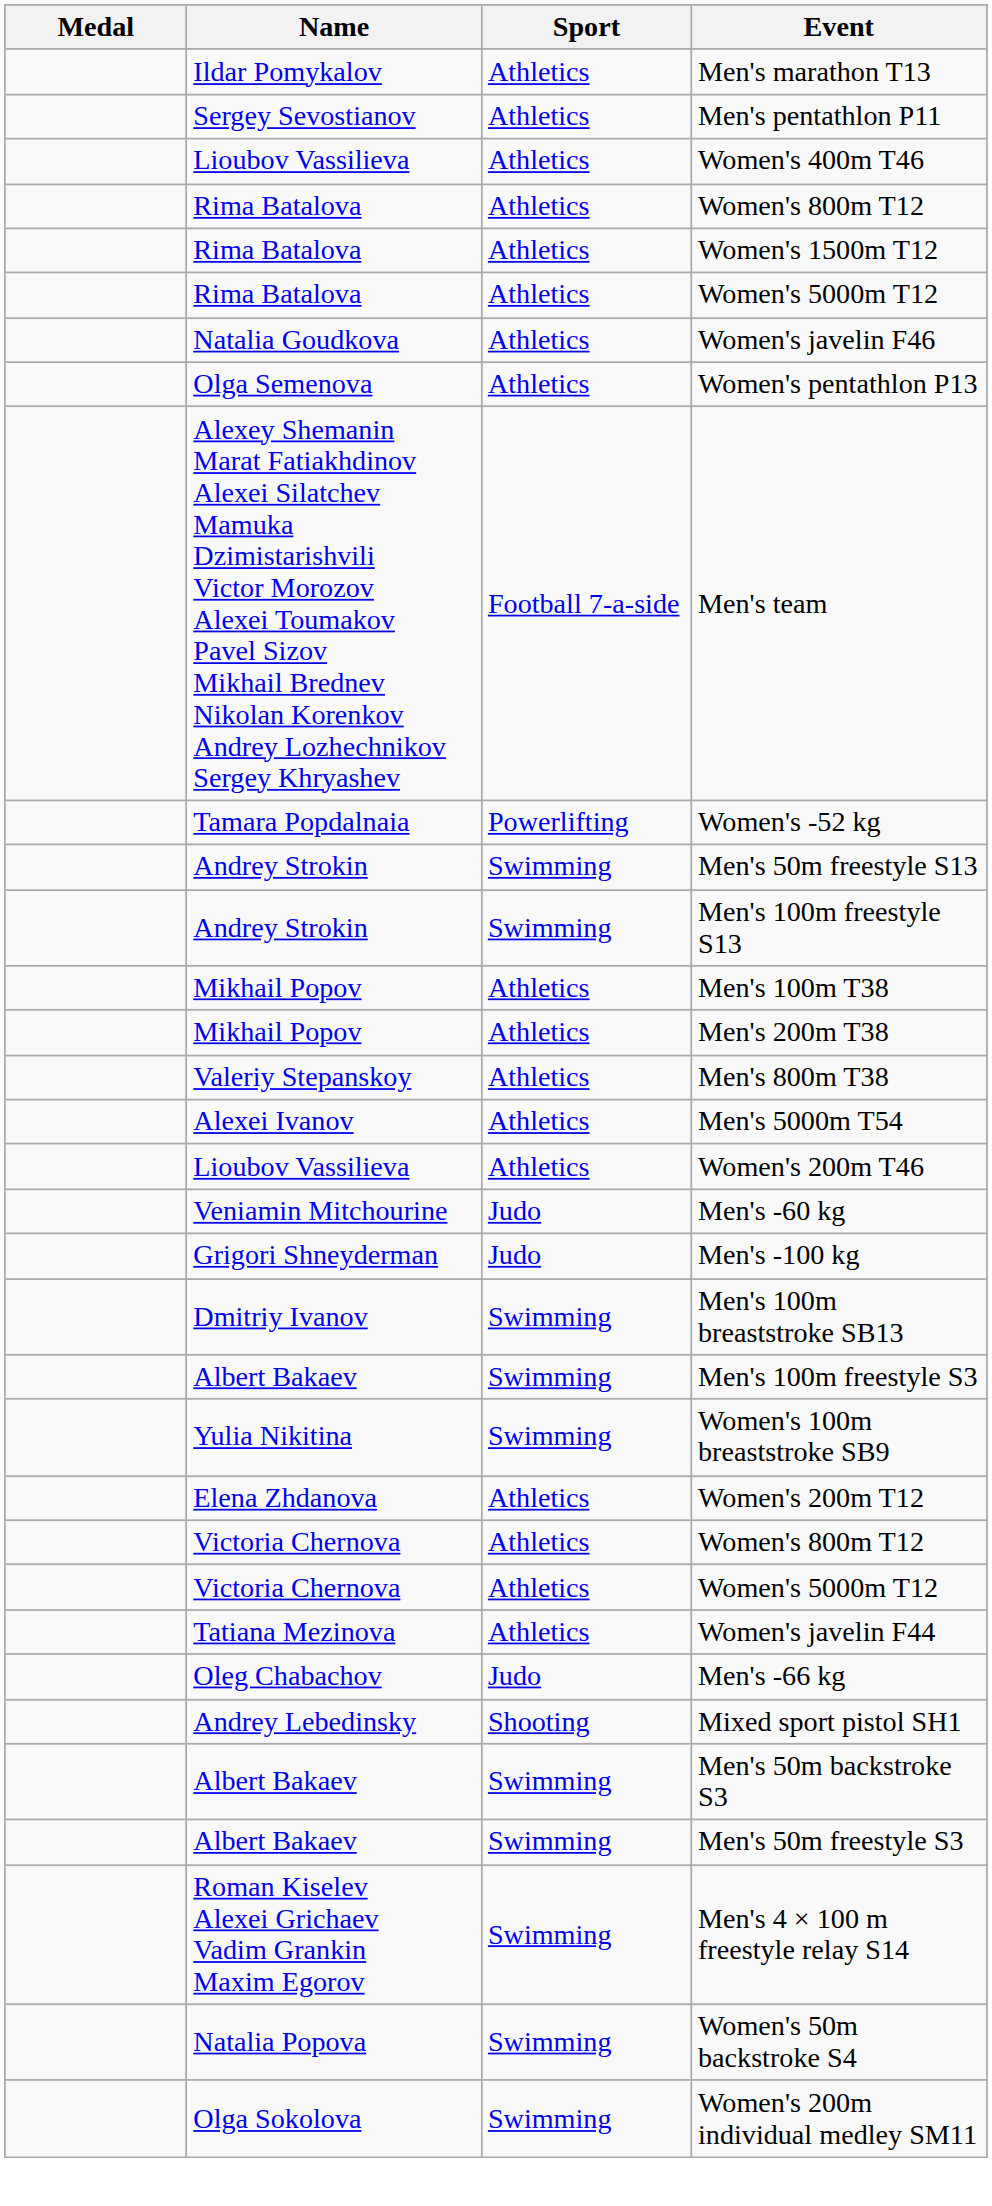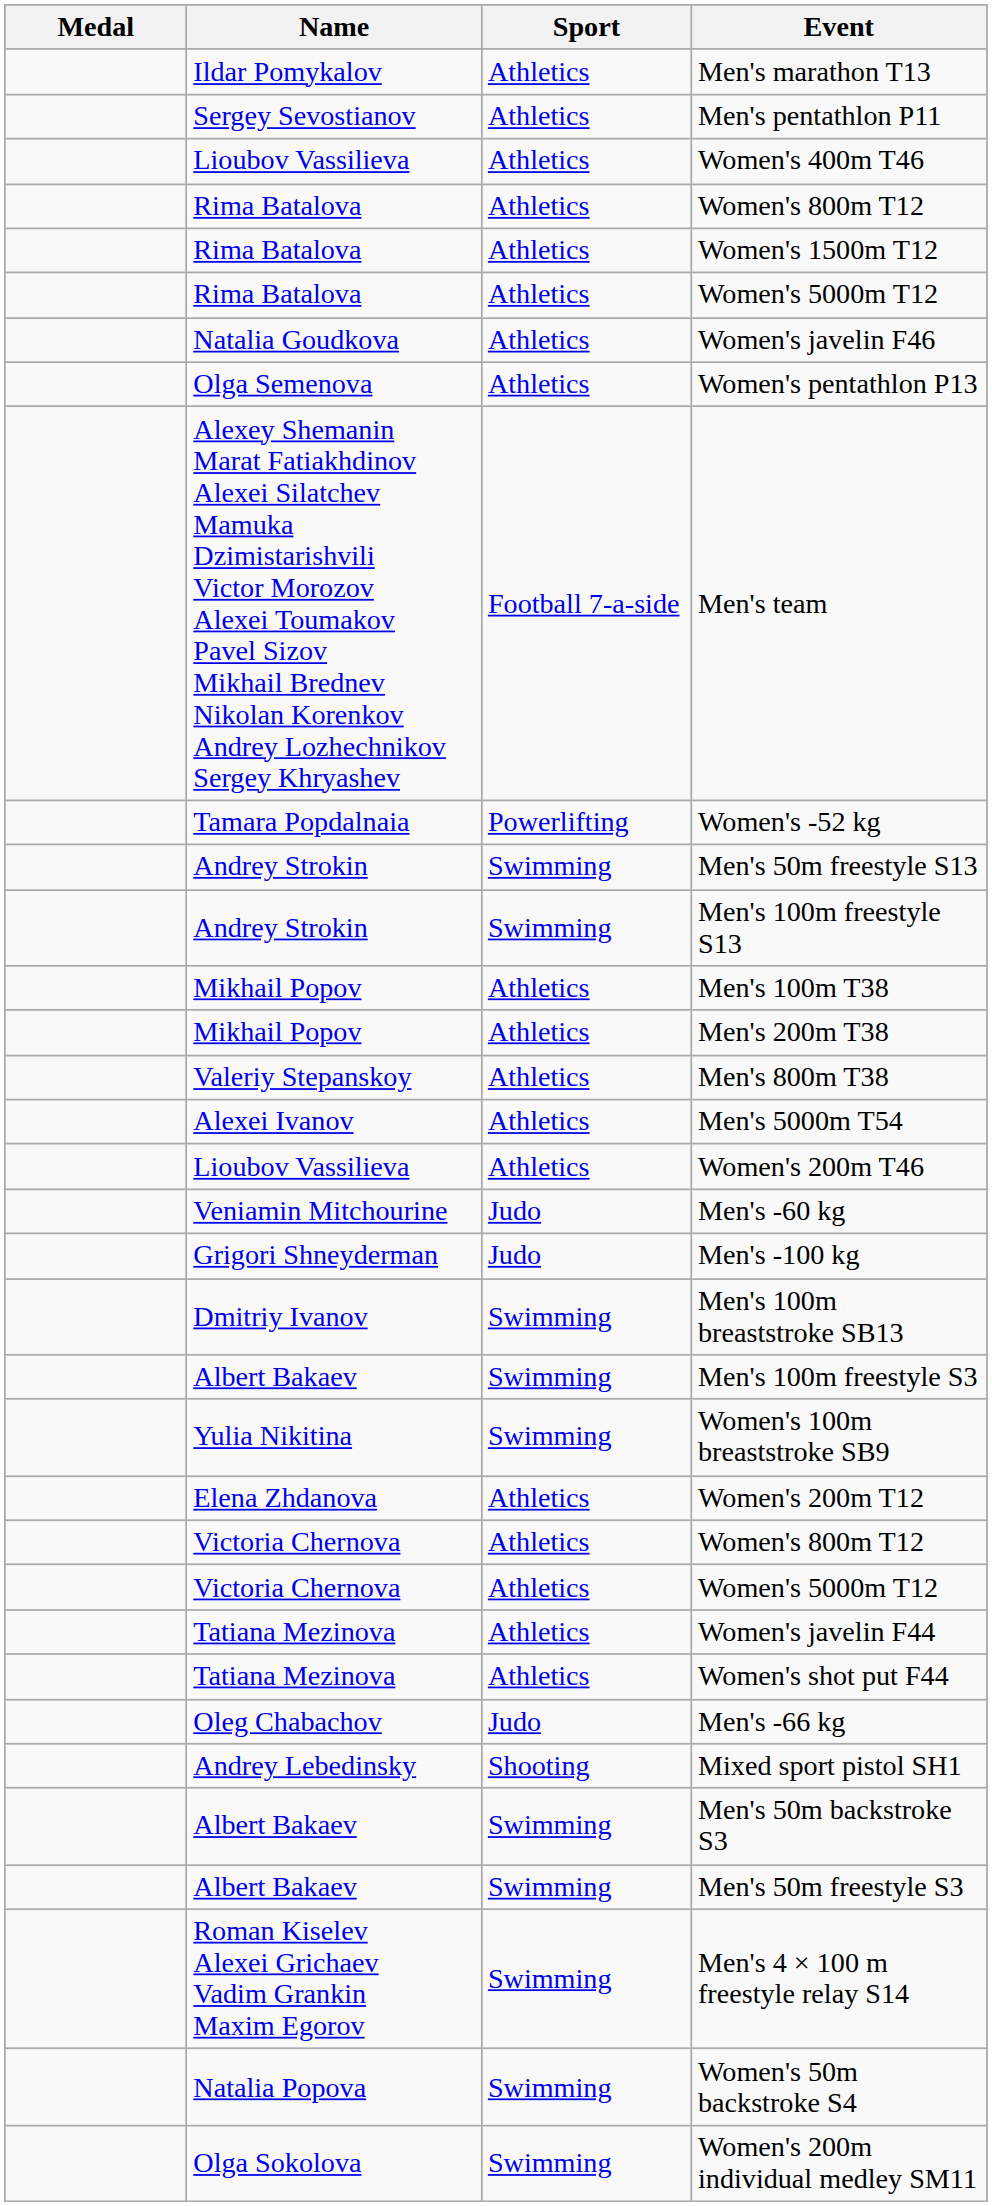+ row: (294, 1676)
